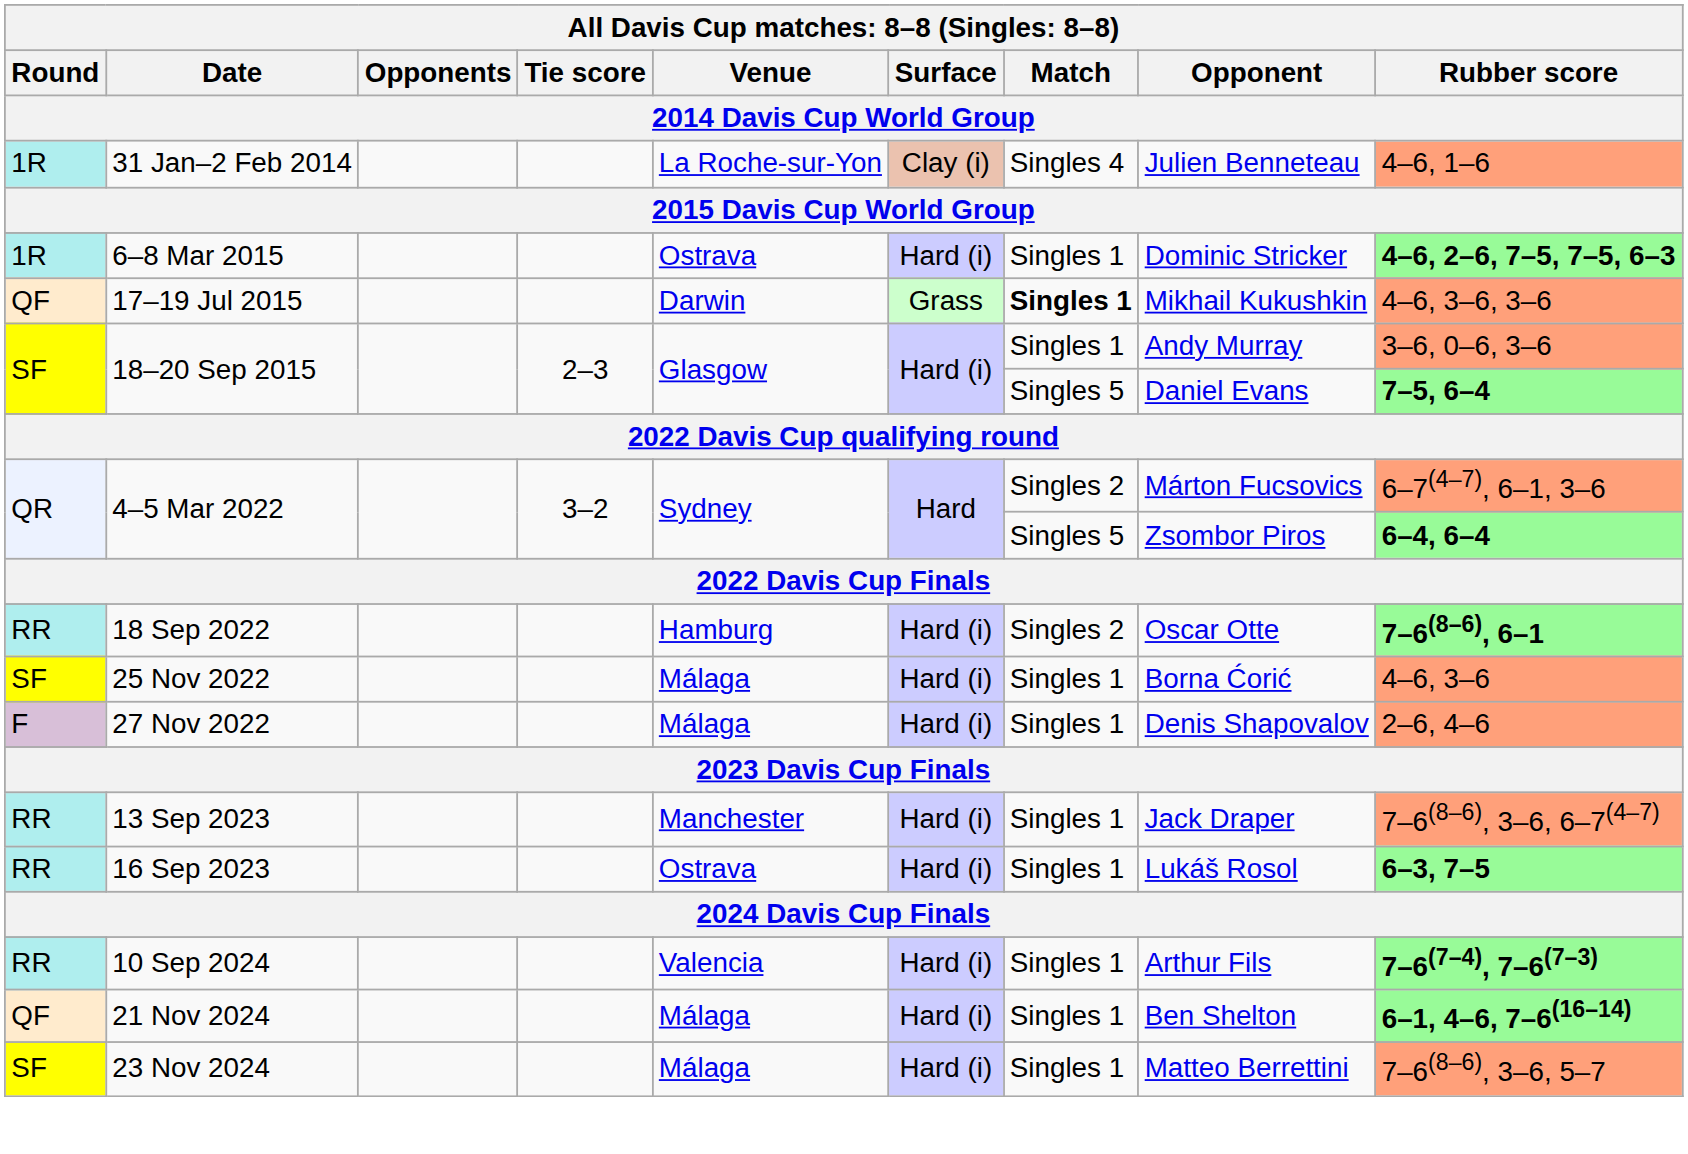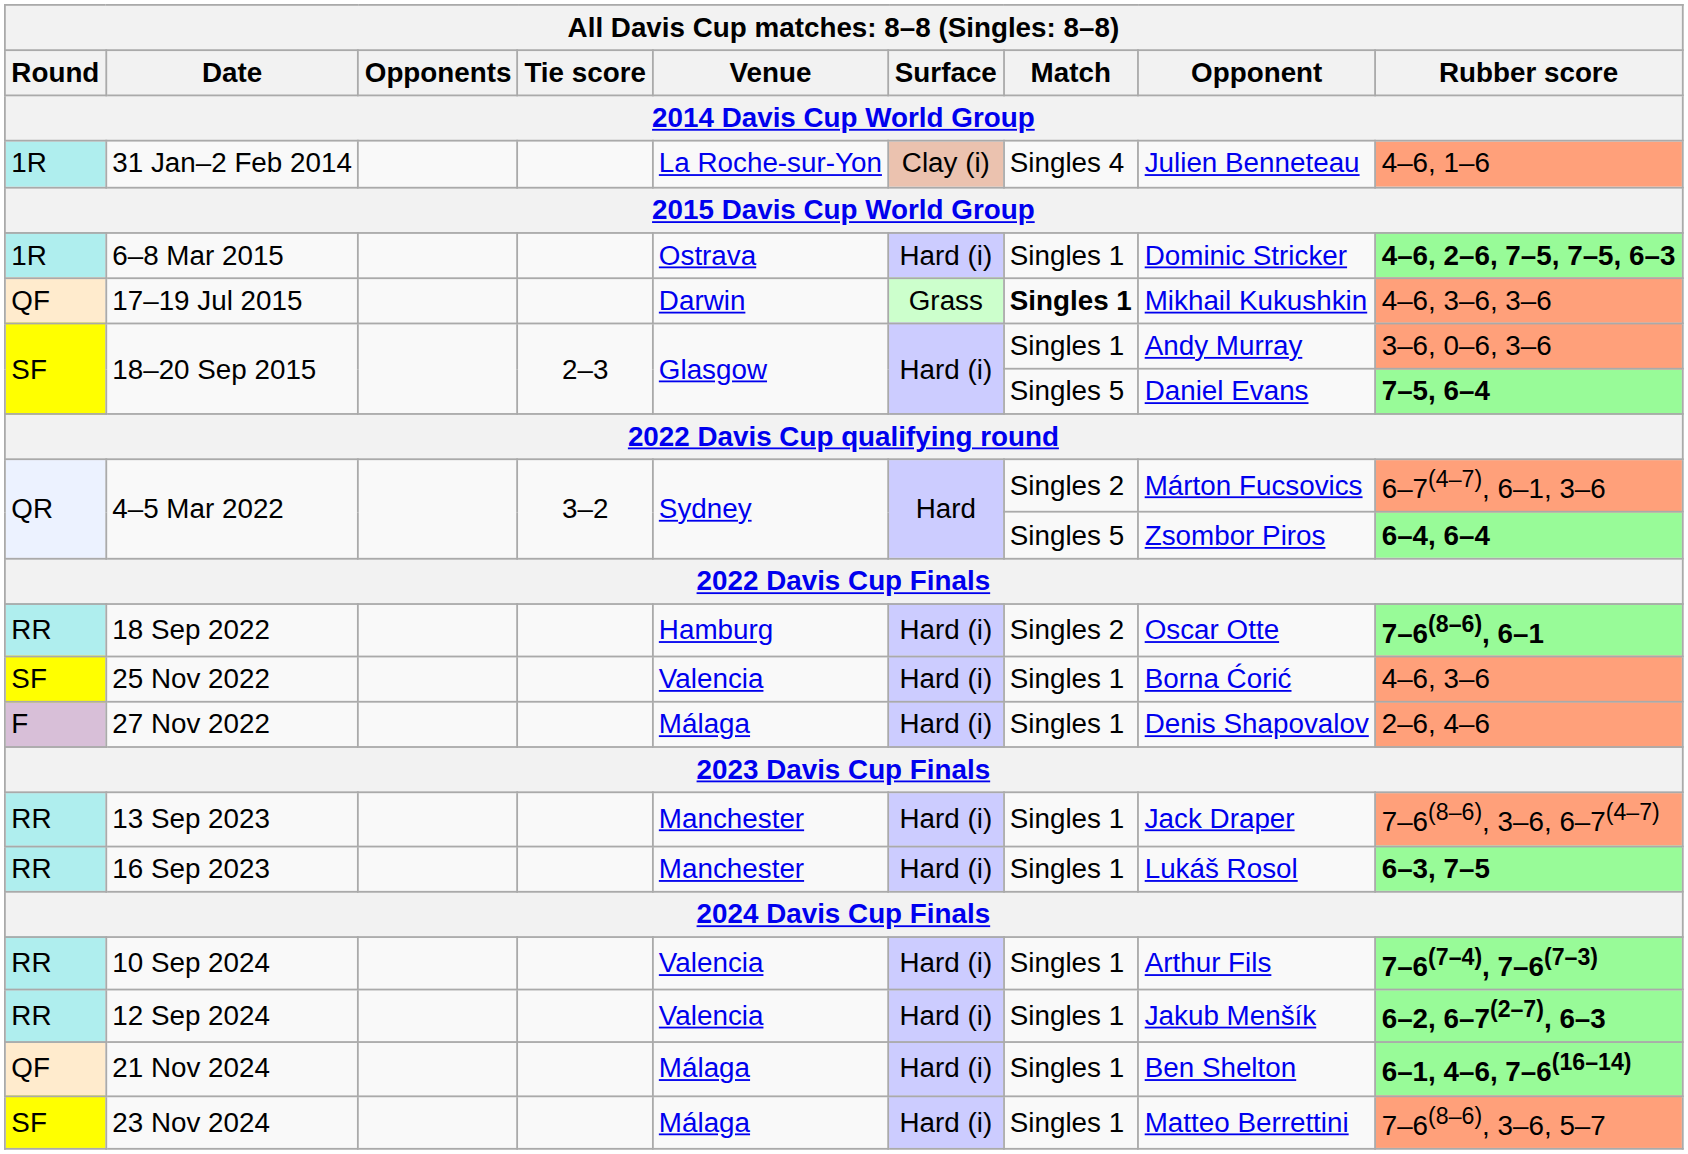(704, 679) Málaga -> (711, 679) Valencia
(708, 868) Ostrava -> (731, 868) Manchester
+ row: (31, 1016)
